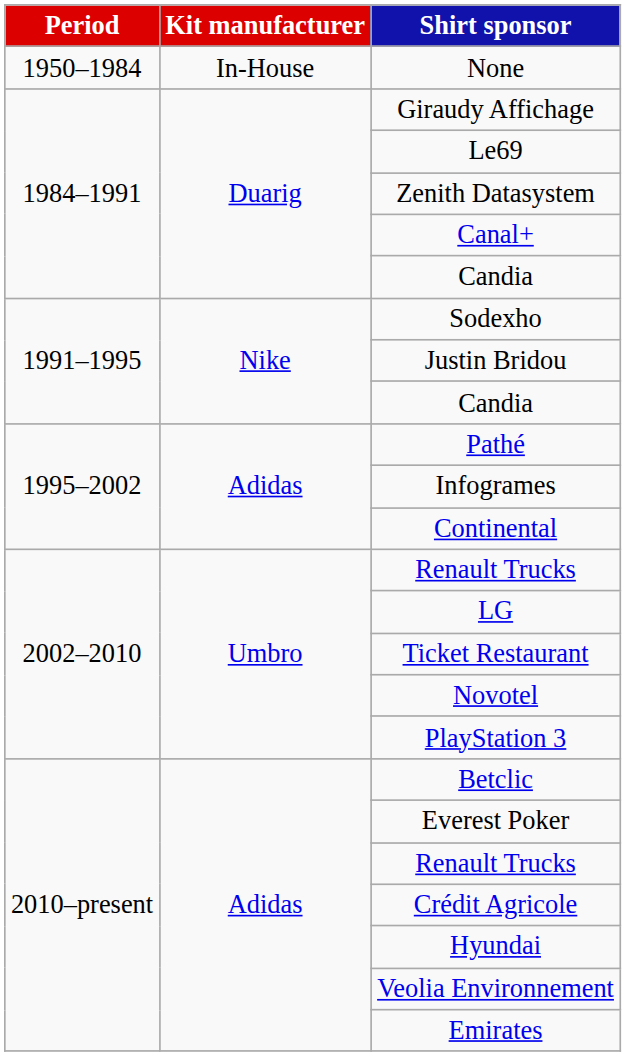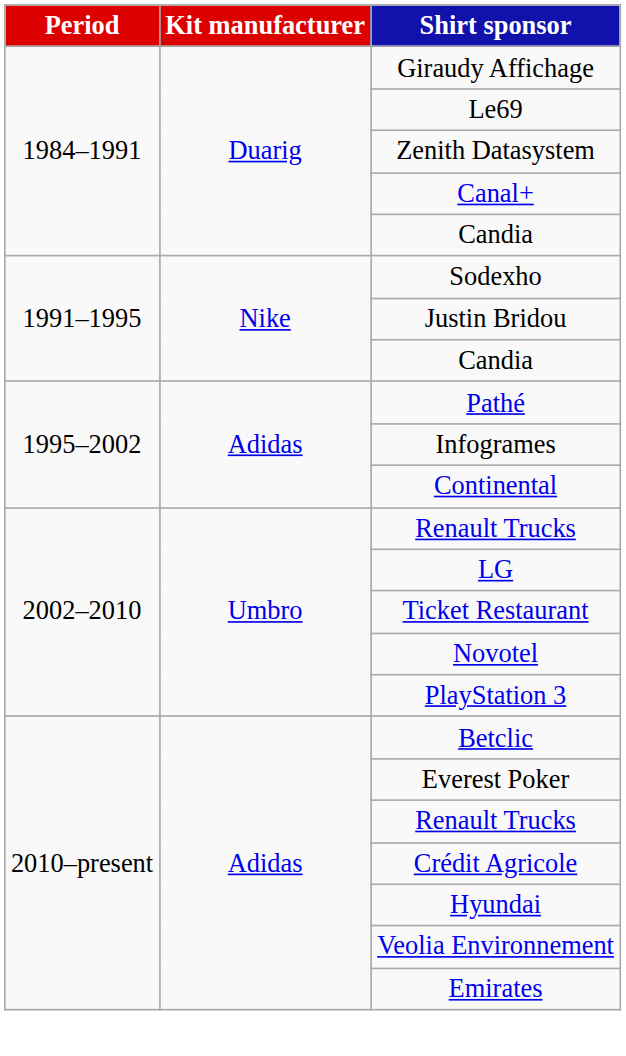- row: (82, 67)
